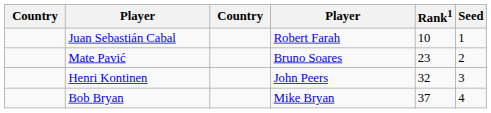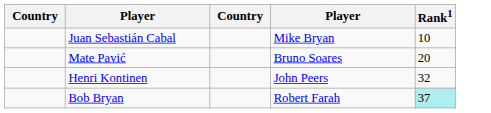- column: (471, 16)
(307, 37) Robert Farah -> (304, 37) Mike Bryan
(424, 58) 23 -> (424, 58) 20
(304, 98) Mike Bryan -> (307, 98) Robert Farah
(424, 98) no background -> (424, 98) paleturquoise background
